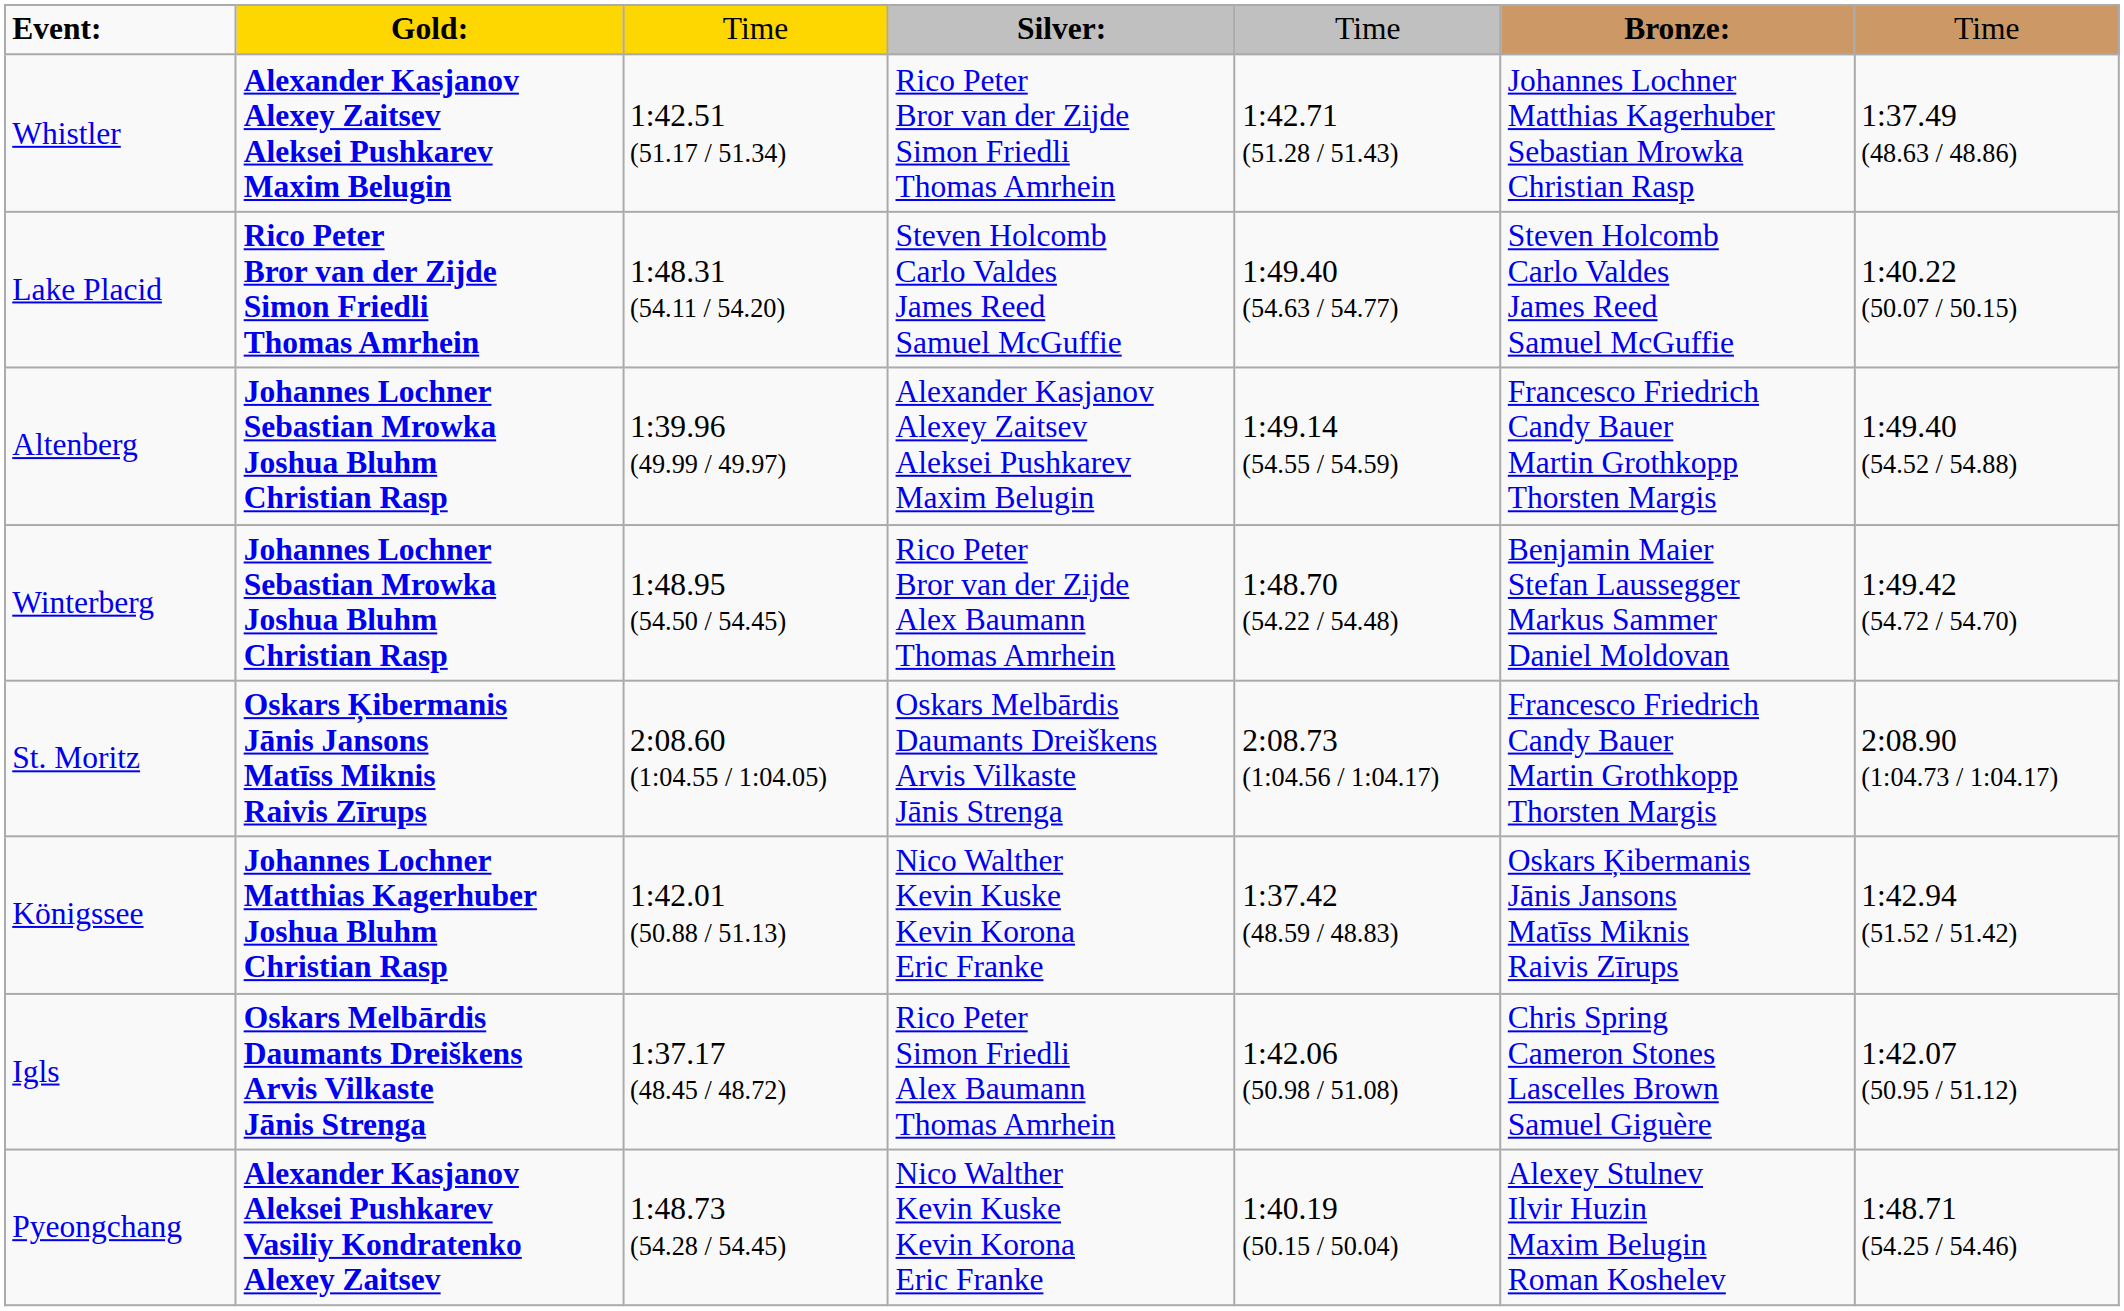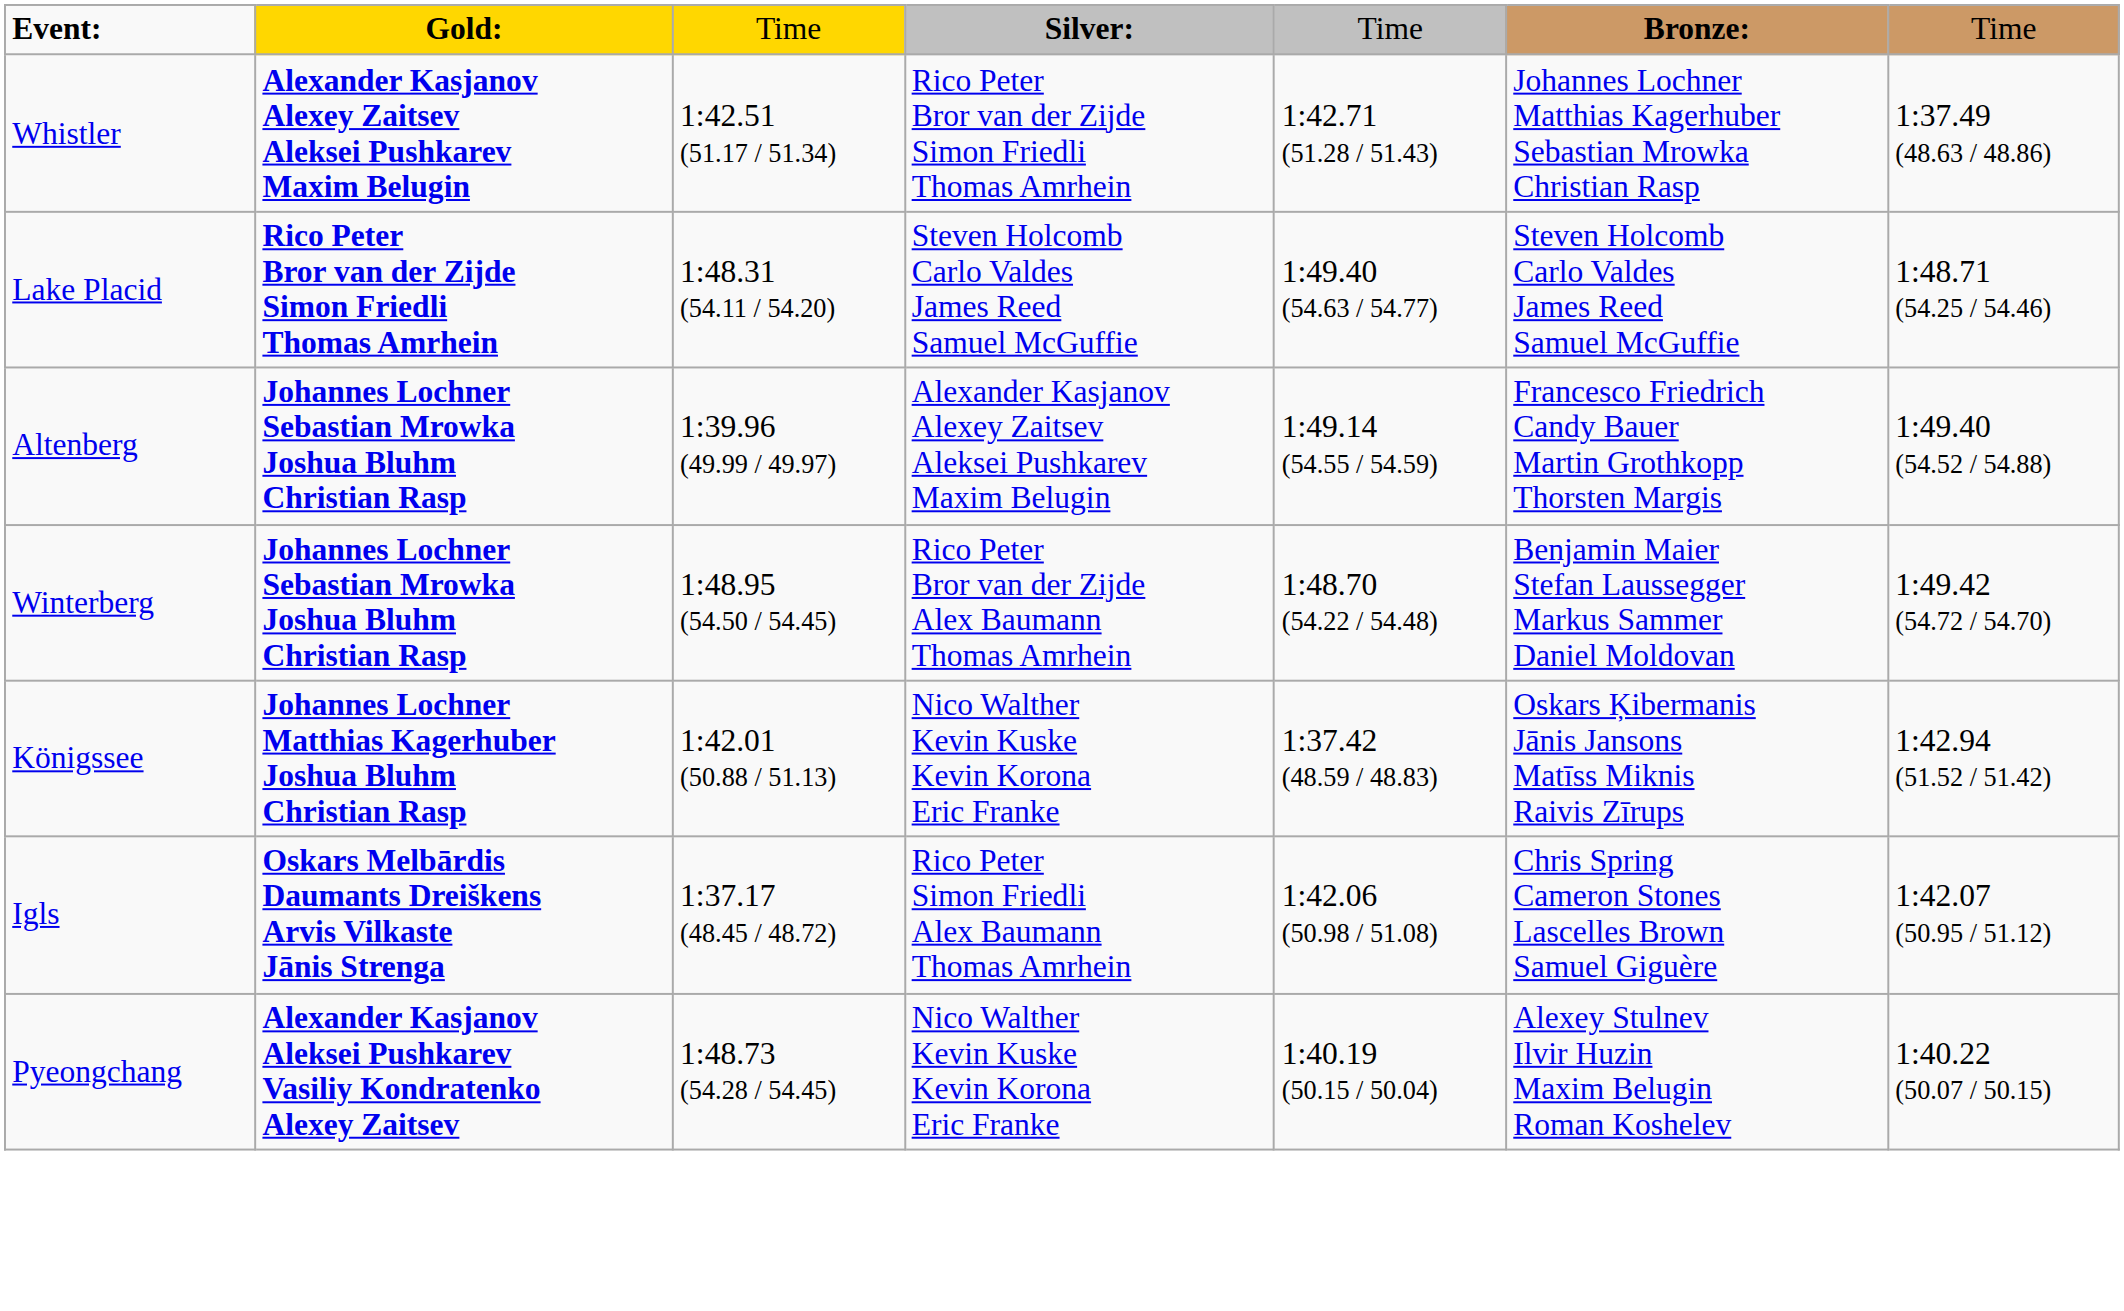(1939, 289) 1:40.22 (50.07 / 50.15) -> (1973, 289) 1:48.71 (54.25 / 54.46)
- row: (76, 758)
(1939, 1227) 1:48.71 (54.25 / 54.46) -> (1973, 1070) 1:40.22 (50.07 / 50.15)
